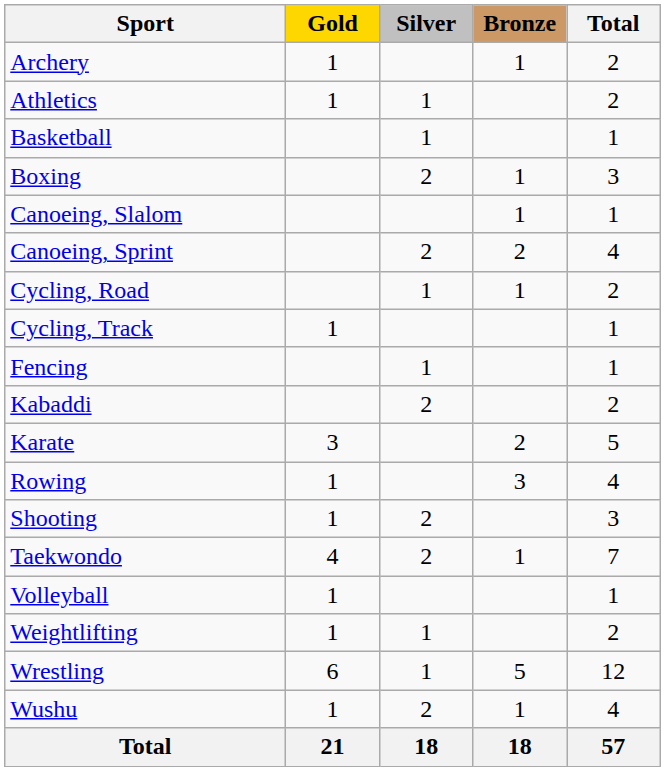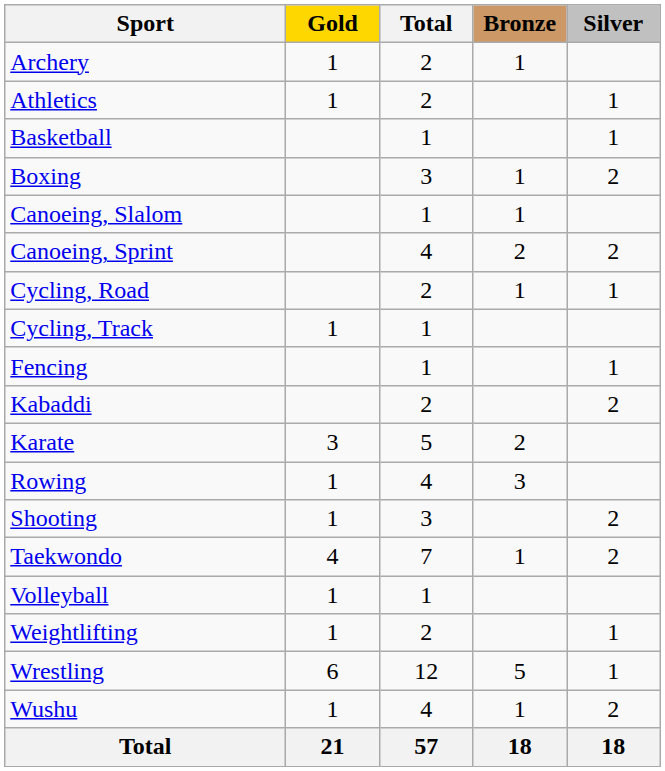columns swapped: (426, 23) <-> (613, 23)
